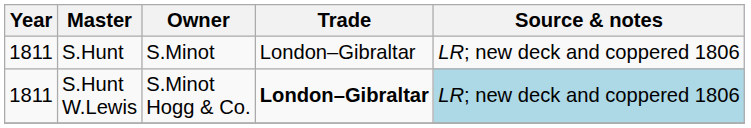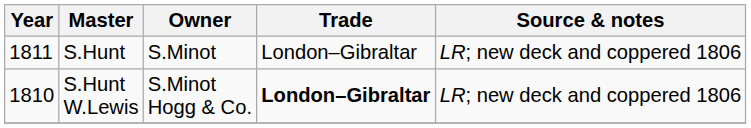(31, 95) 1811 -> (32, 95) 1810
(589, 95) lightblue background -> (590, 95) no background
